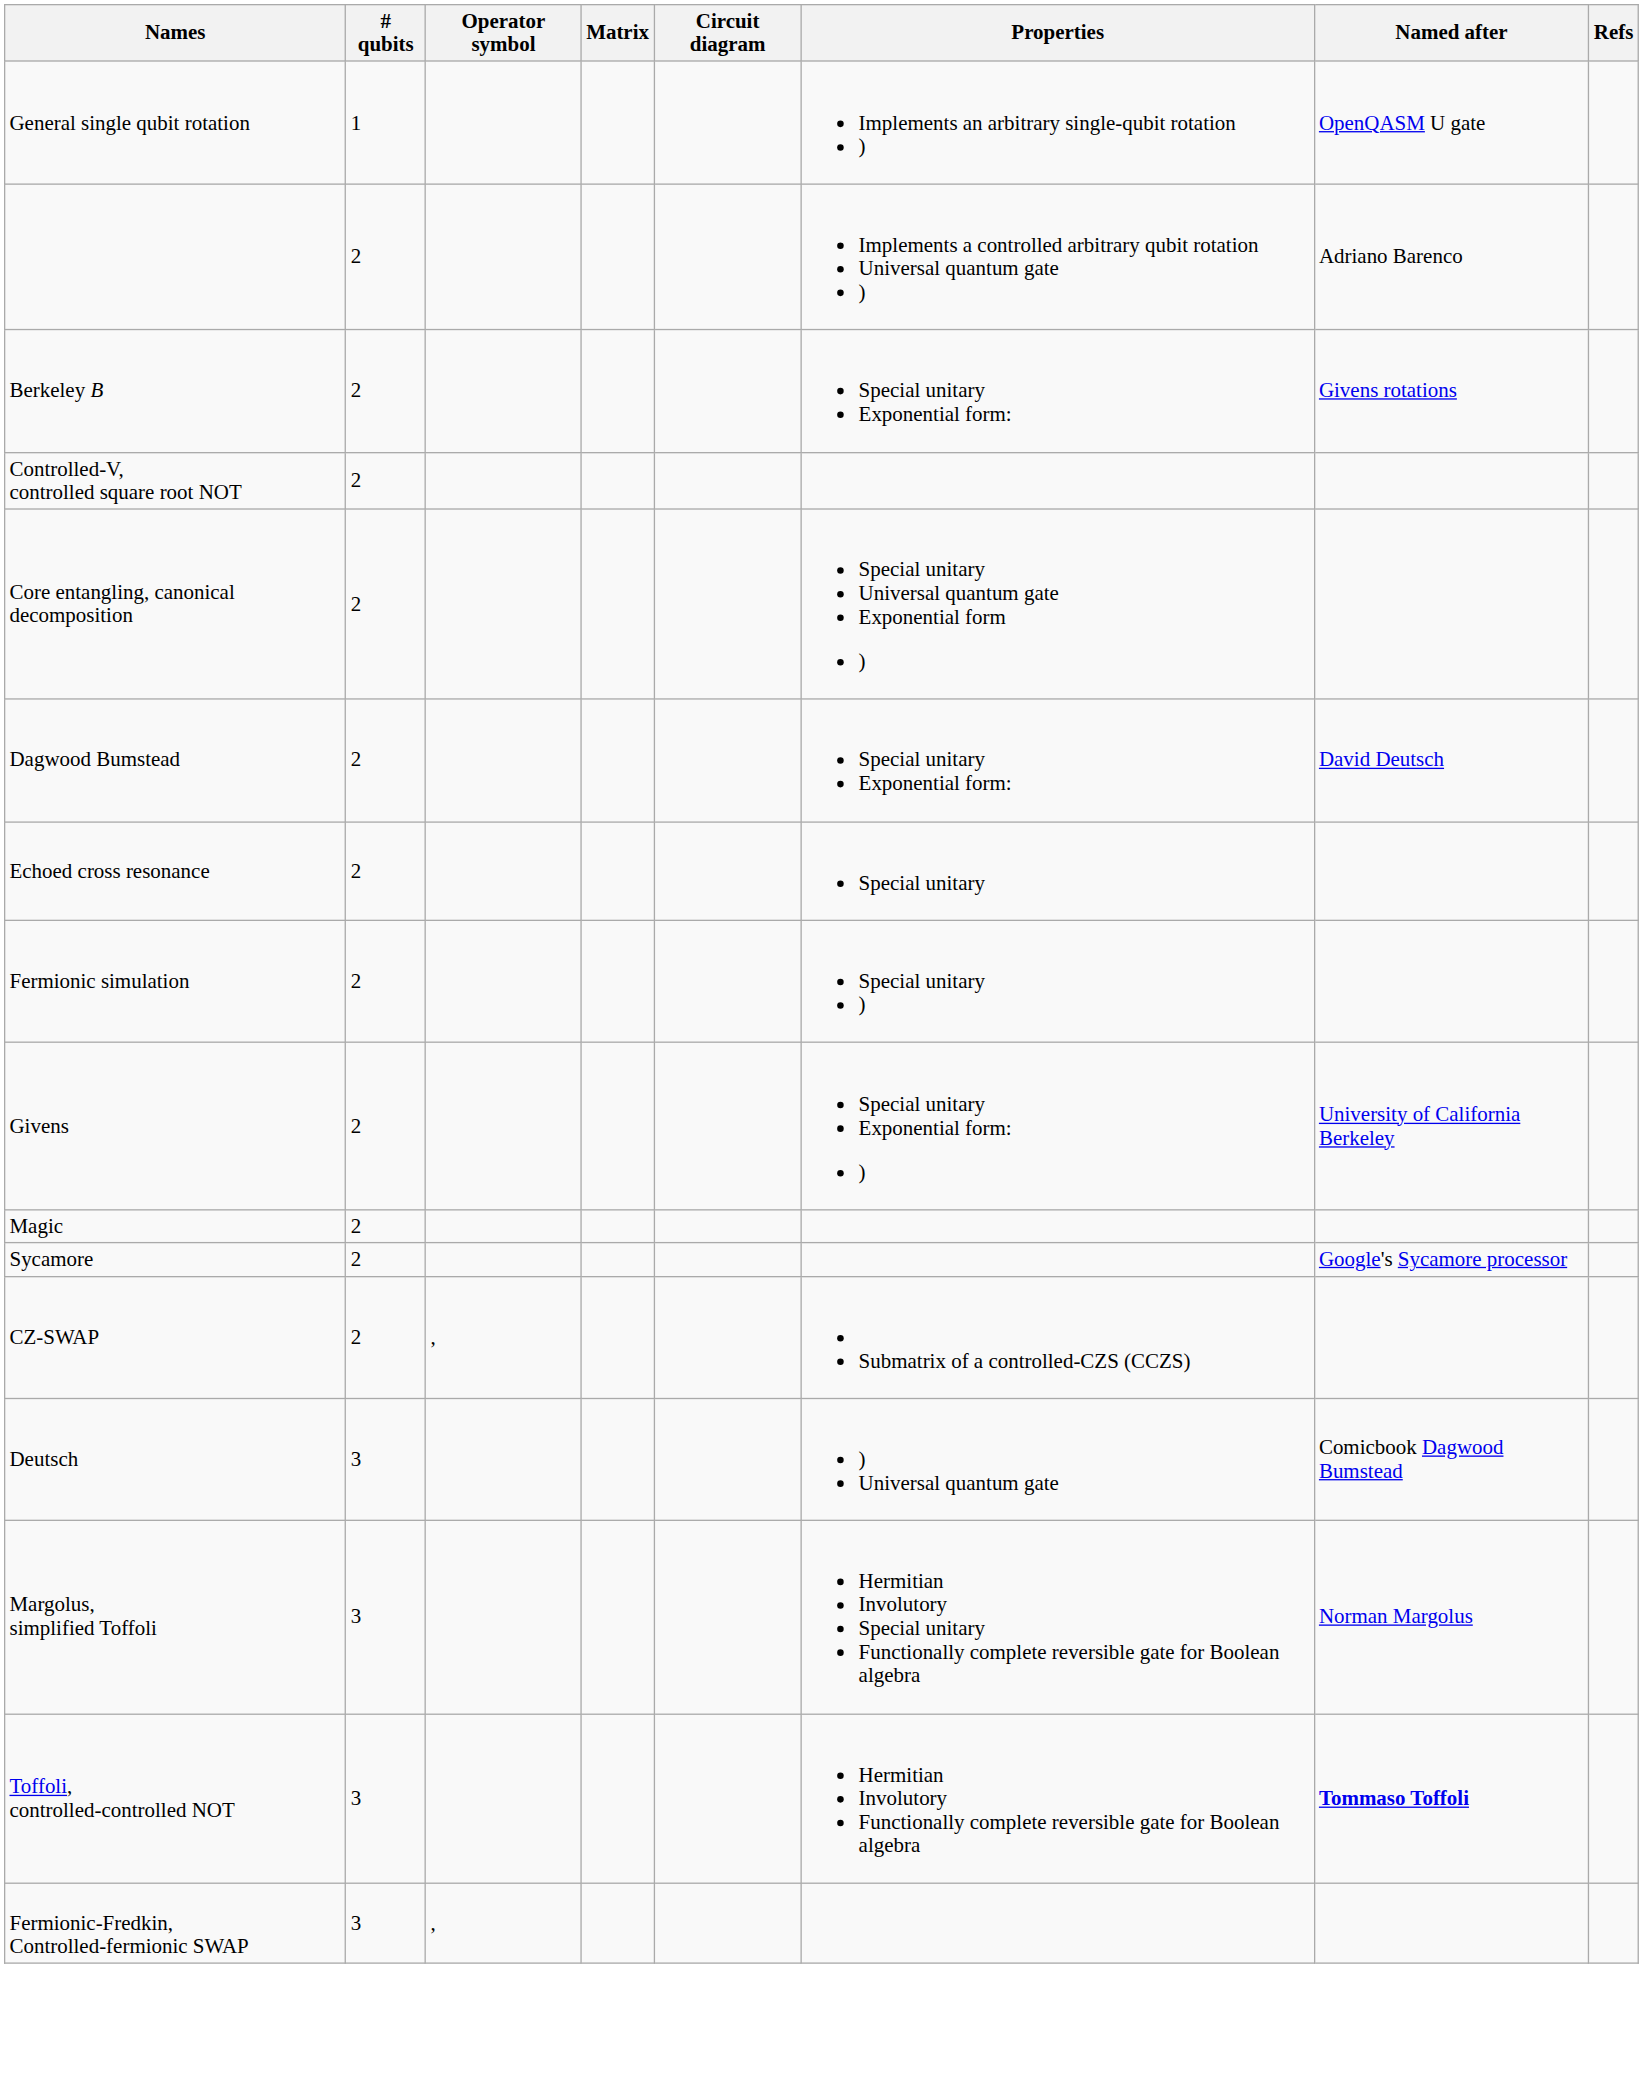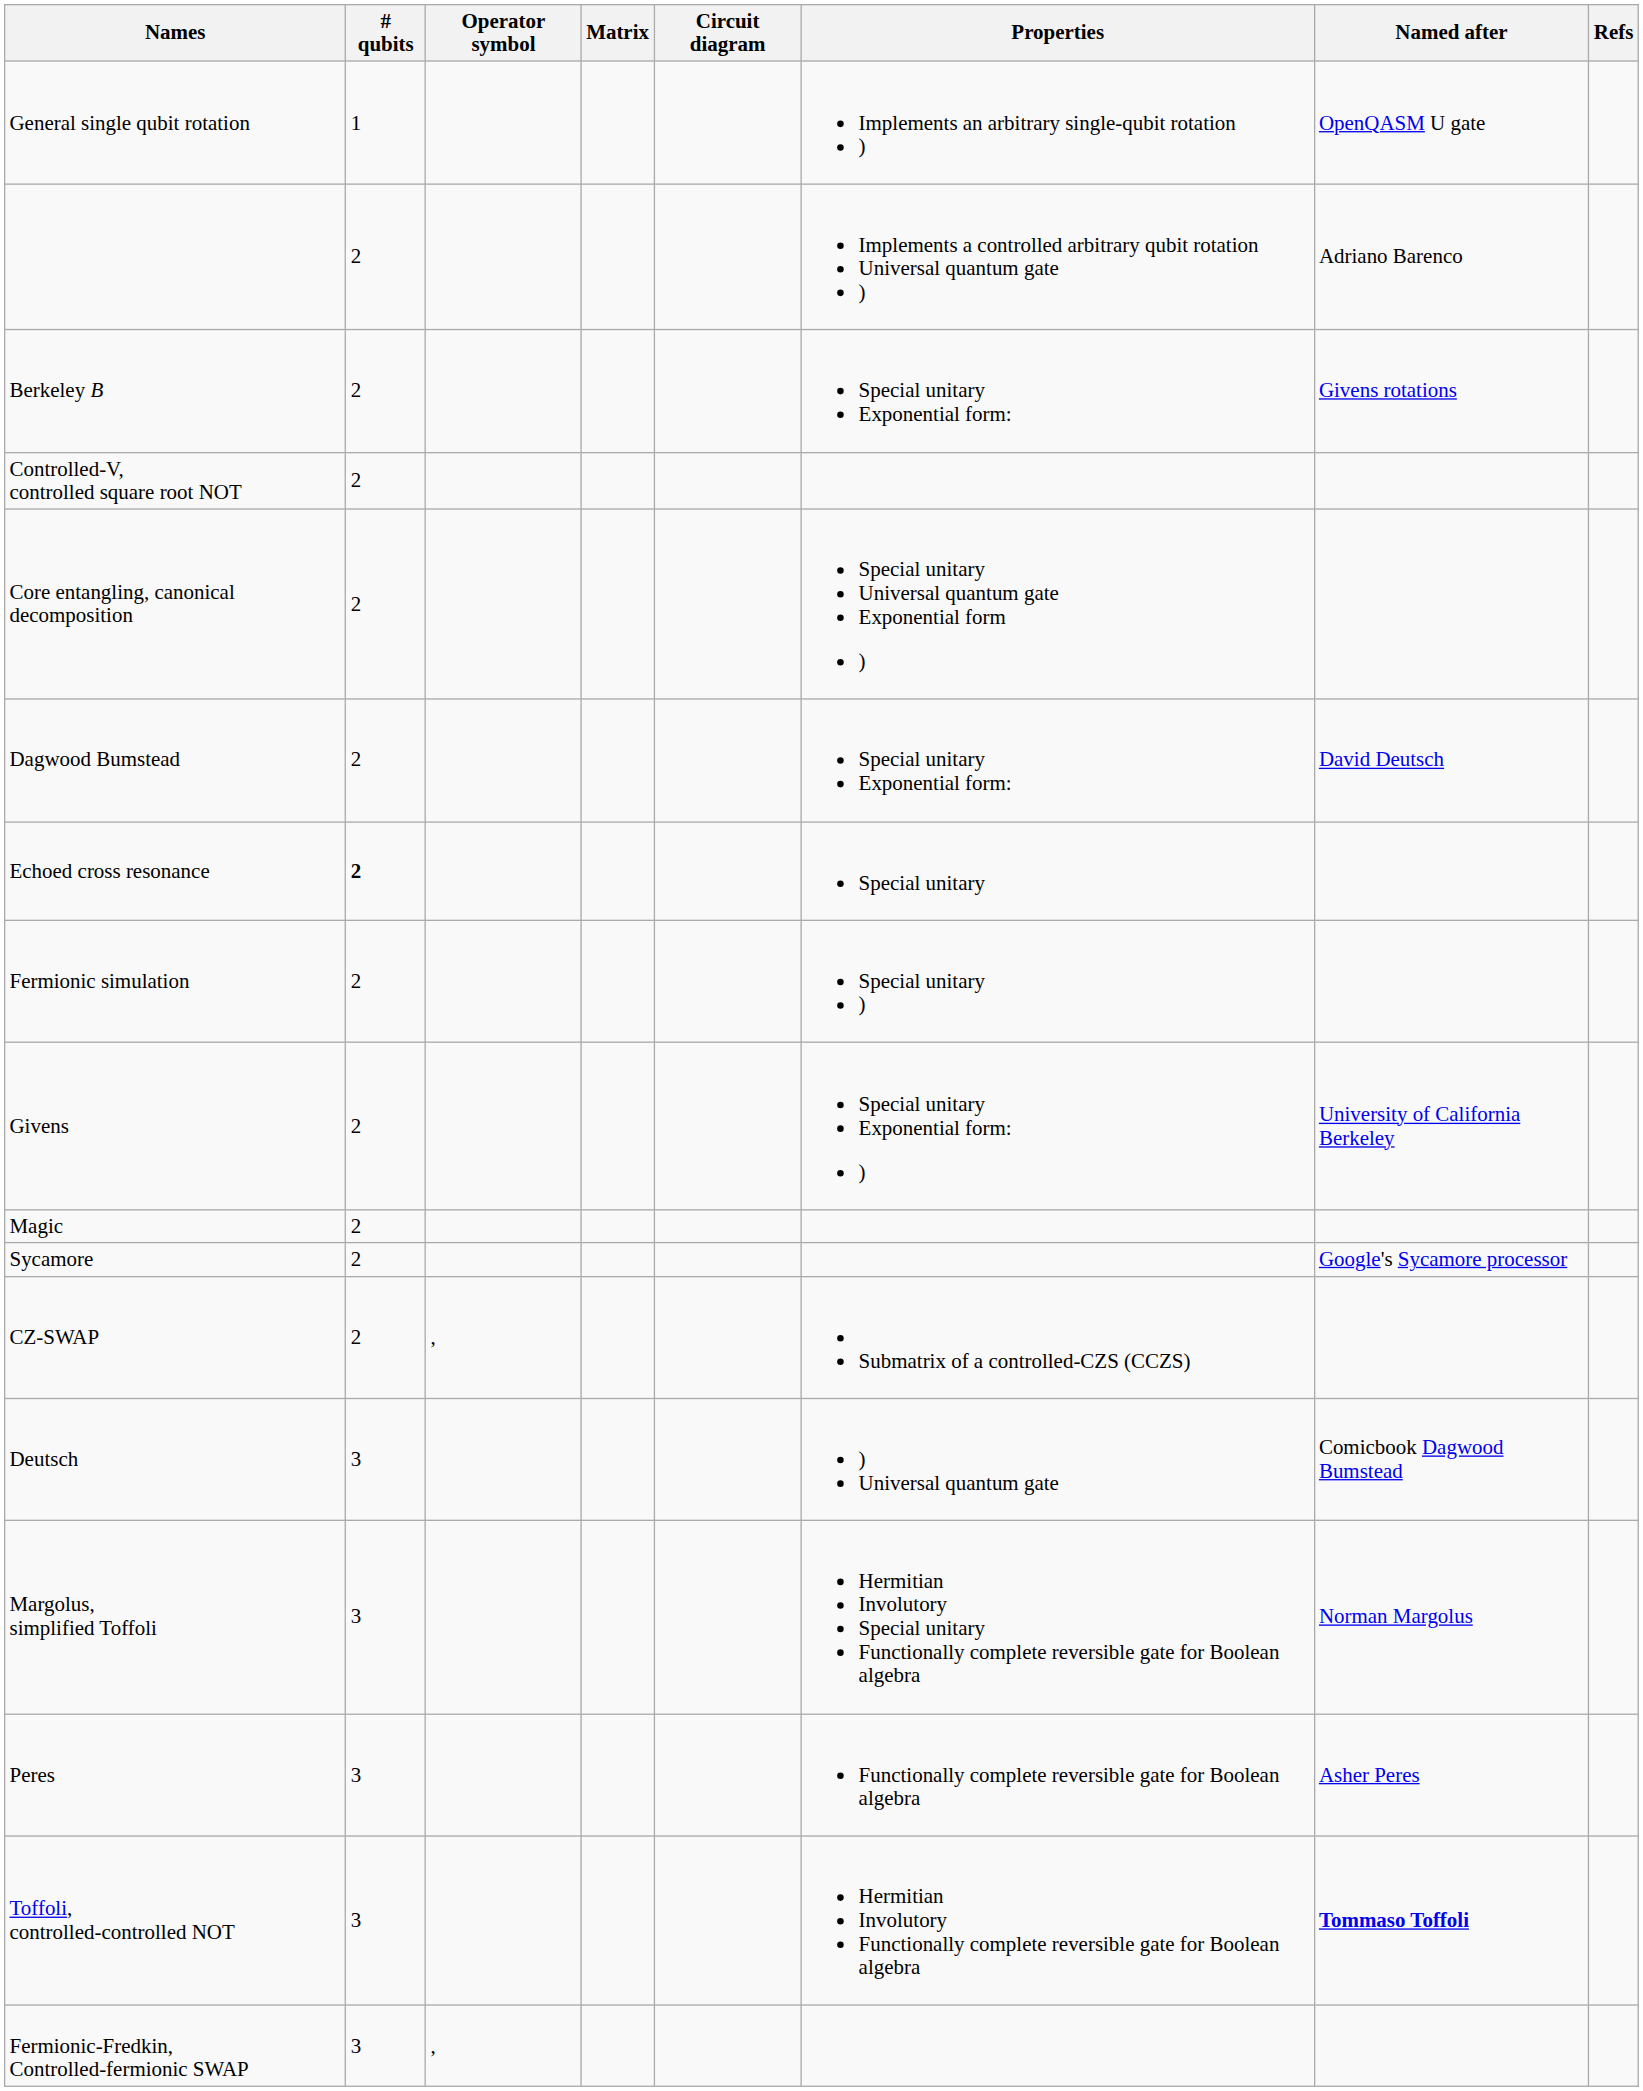(356, 870) normal -> (356, 870) bold
+ row: (32, 1774)
